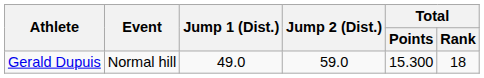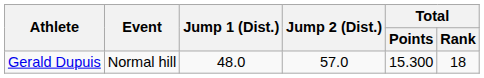(231, 62) 49.0 -> (231, 62) 48.0
(334, 62) 59.0 -> (334, 62) 57.0
